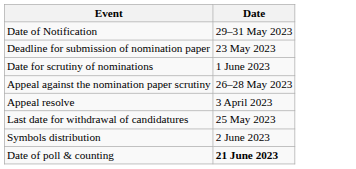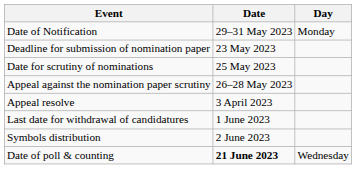+ column: (323, 13)
(243, 66) 1 June 2023 -> (246, 66) 25 May 2023
(246, 119) 25 May 2023 -> (243, 119) 1 June 2023
